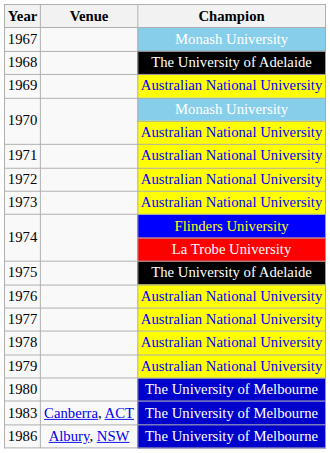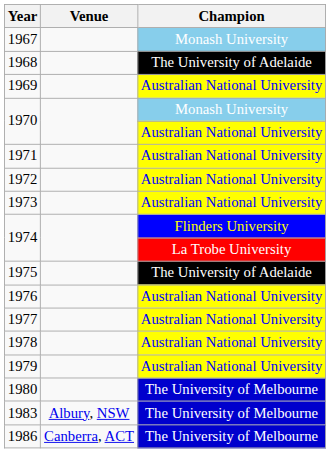(89, 413) Canberra, ACT -> (89, 413) Albury, NSW
(89, 436) Albury, NSW -> (89, 436) Canberra, ACT
